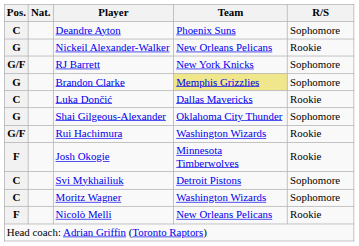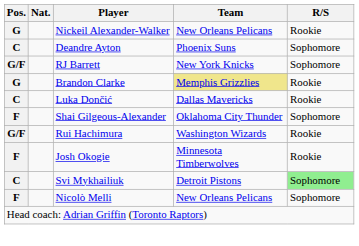rows swapped: (113, 47) <-> (88, 30)
(315, 82) Sophomore -> (306, 82) Rookie
(16, 116) G -> (16, 116) F
(315, 180) no background -> (315, 180) lightgreen background
- row: (88, 197)
(306, 215) Rookie -> (315, 197) Sophomore
